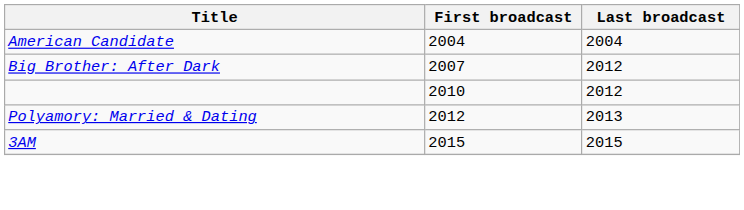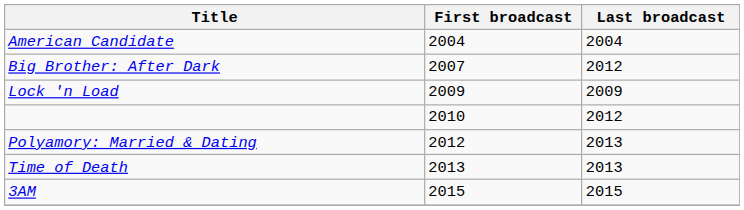+ row: (63, 92)
+ row: (68, 167)
